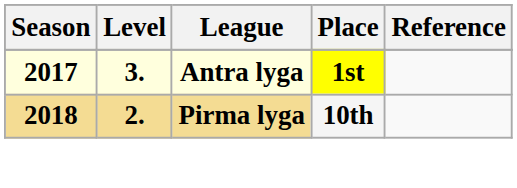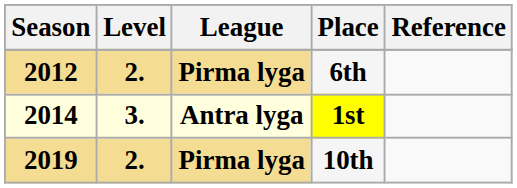+ row: (348, 71)
(51, 71) 2017 -> (51, 115) 2014
(51, 115) 2018 -> (51, 160) 2019
